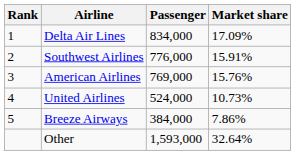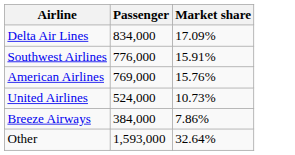- column: (23, 14)
